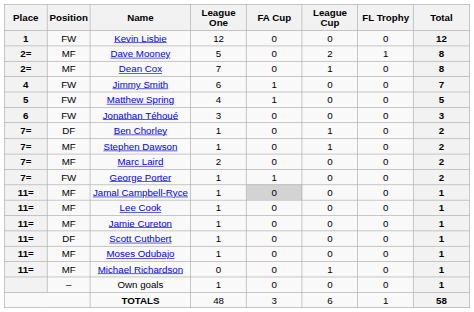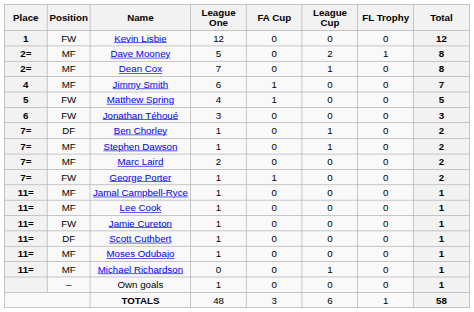(69, 85) FW -> (69, 85) MF
(274, 192) lightgrey background -> (274, 192) no background
(69, 223) MF -> (69, 223) FW
